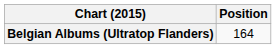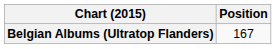(243, 33) 164 -> (243, 33) 167
